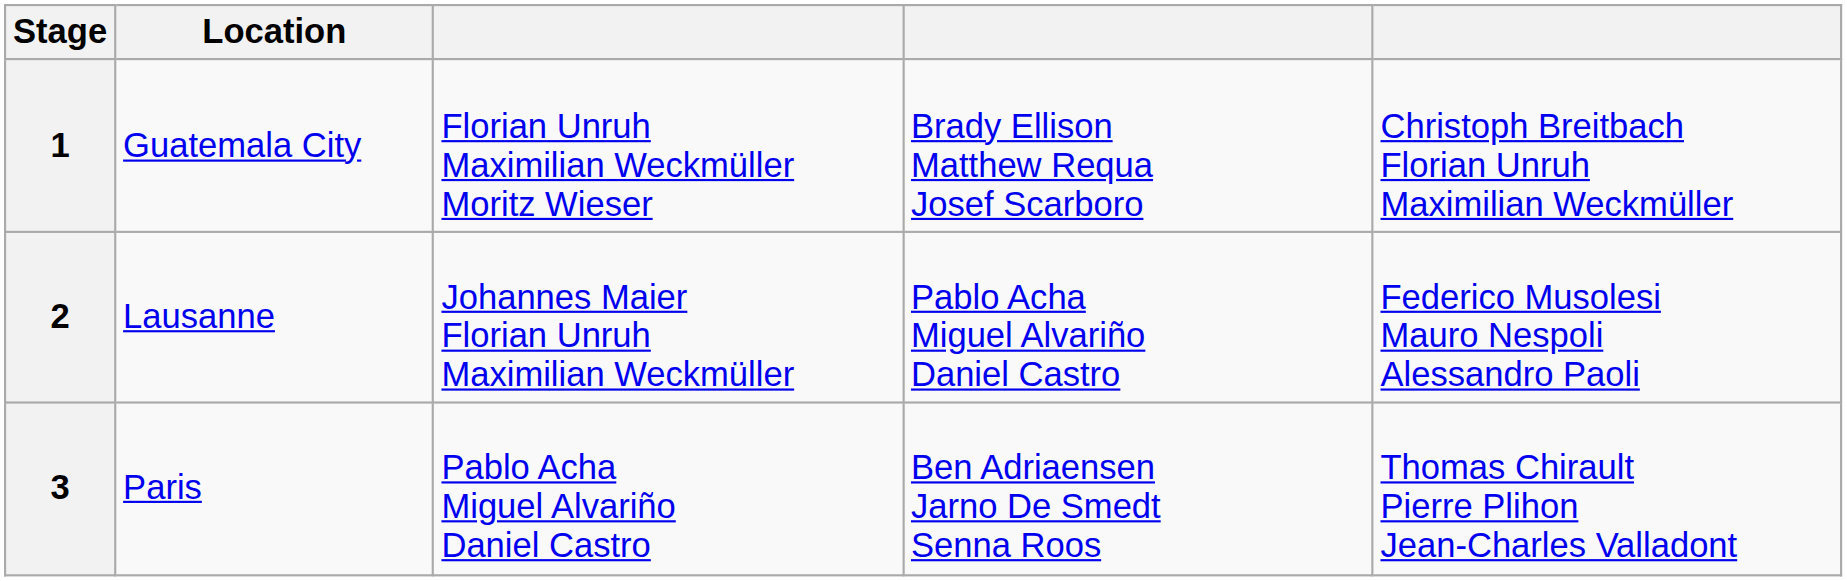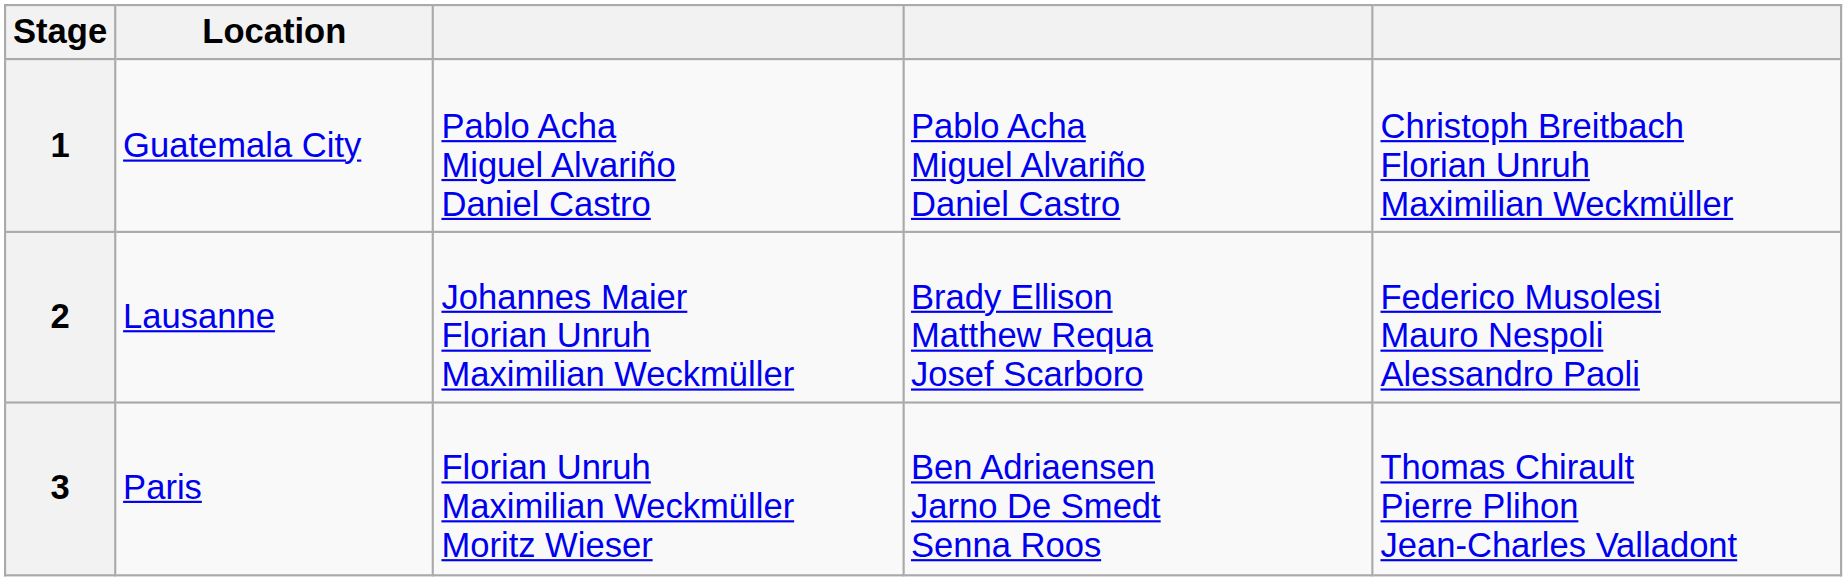(618, 164) Florian Unruh Maximilian Weckmüller Moritz Wieser -> (559, 164) Pablo Acha Miguel Alvariño Daniel Castro
(1032, 164) Brady Ellison Matthew Requa Josef Scarboro -> (1028, 164) Pablo Acha Miguel Alvariño Daniel Castro
(1028, 335) Pablo Acha Miguel Alvariño Daniel Castro -> (1032, 335) Brady Ellison Matthew Requa Josef Scarboro
(559, 507) Pablo Acha Miguel Alvariño Daniel Castro -> (618, 507) Florian Unruh Maximilian Weckmüller Moritz Wieser
